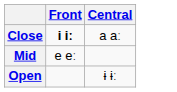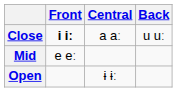+ column: (154, 14)
